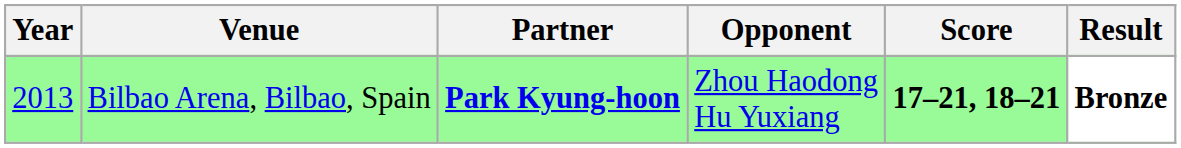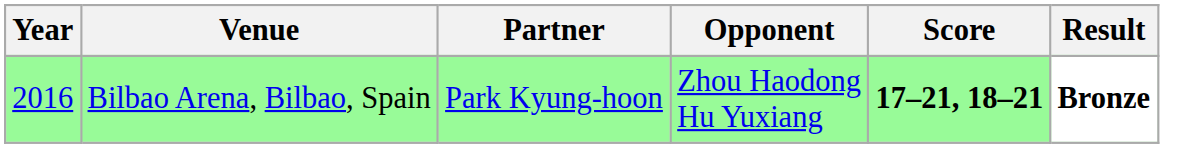(43, 98) 2013 -> (43, 98) 2016
(563, 98) bold -> (554, 98) normal
